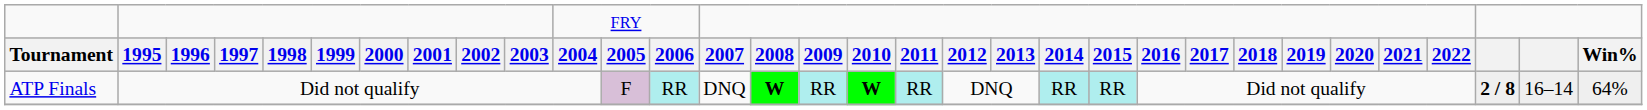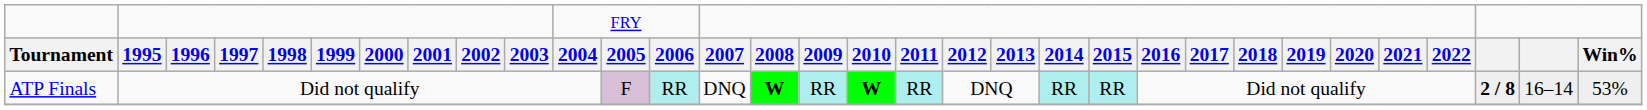(1610, 88) 64% -> (1610, 88) 53%
